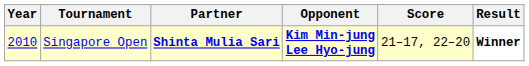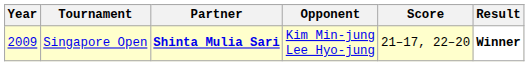(22, 43) 2010 -> (22, 43) 2009
(330, 43) bold -> (330, 43) normal
